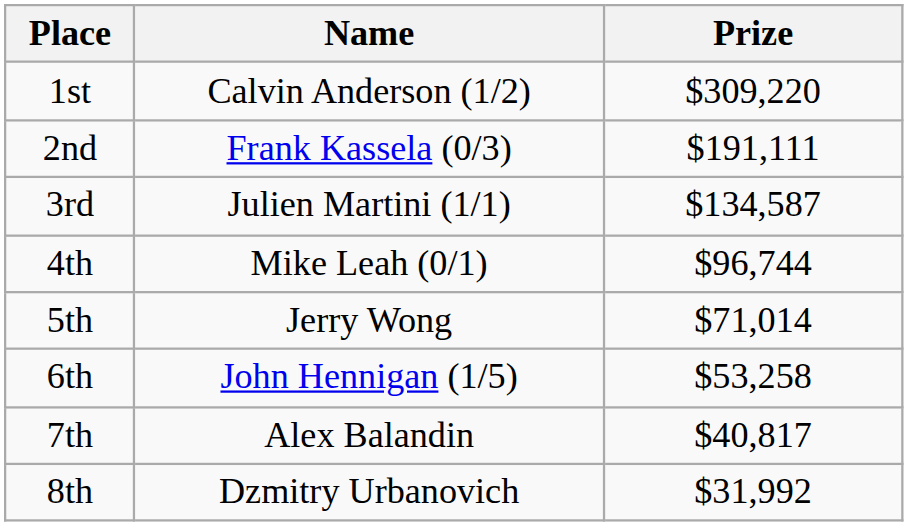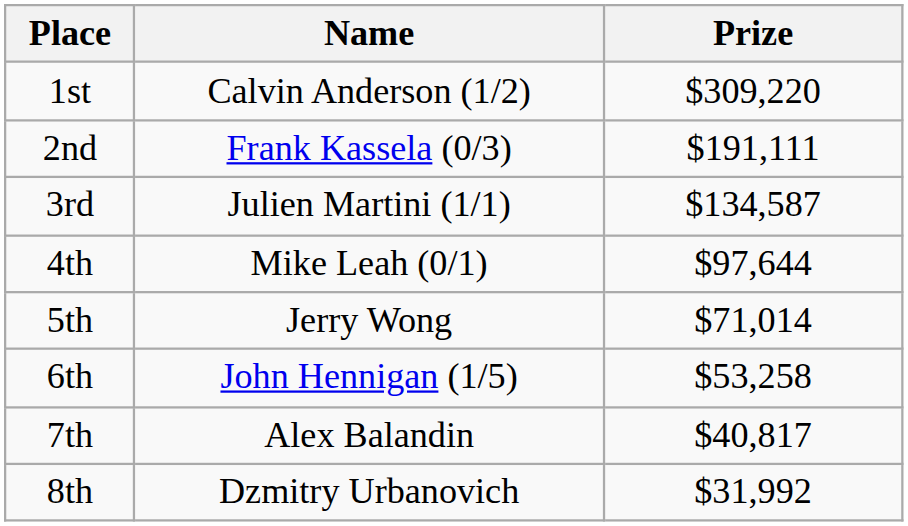(753, 262) $96,744 -> (753, 262) $97,644
